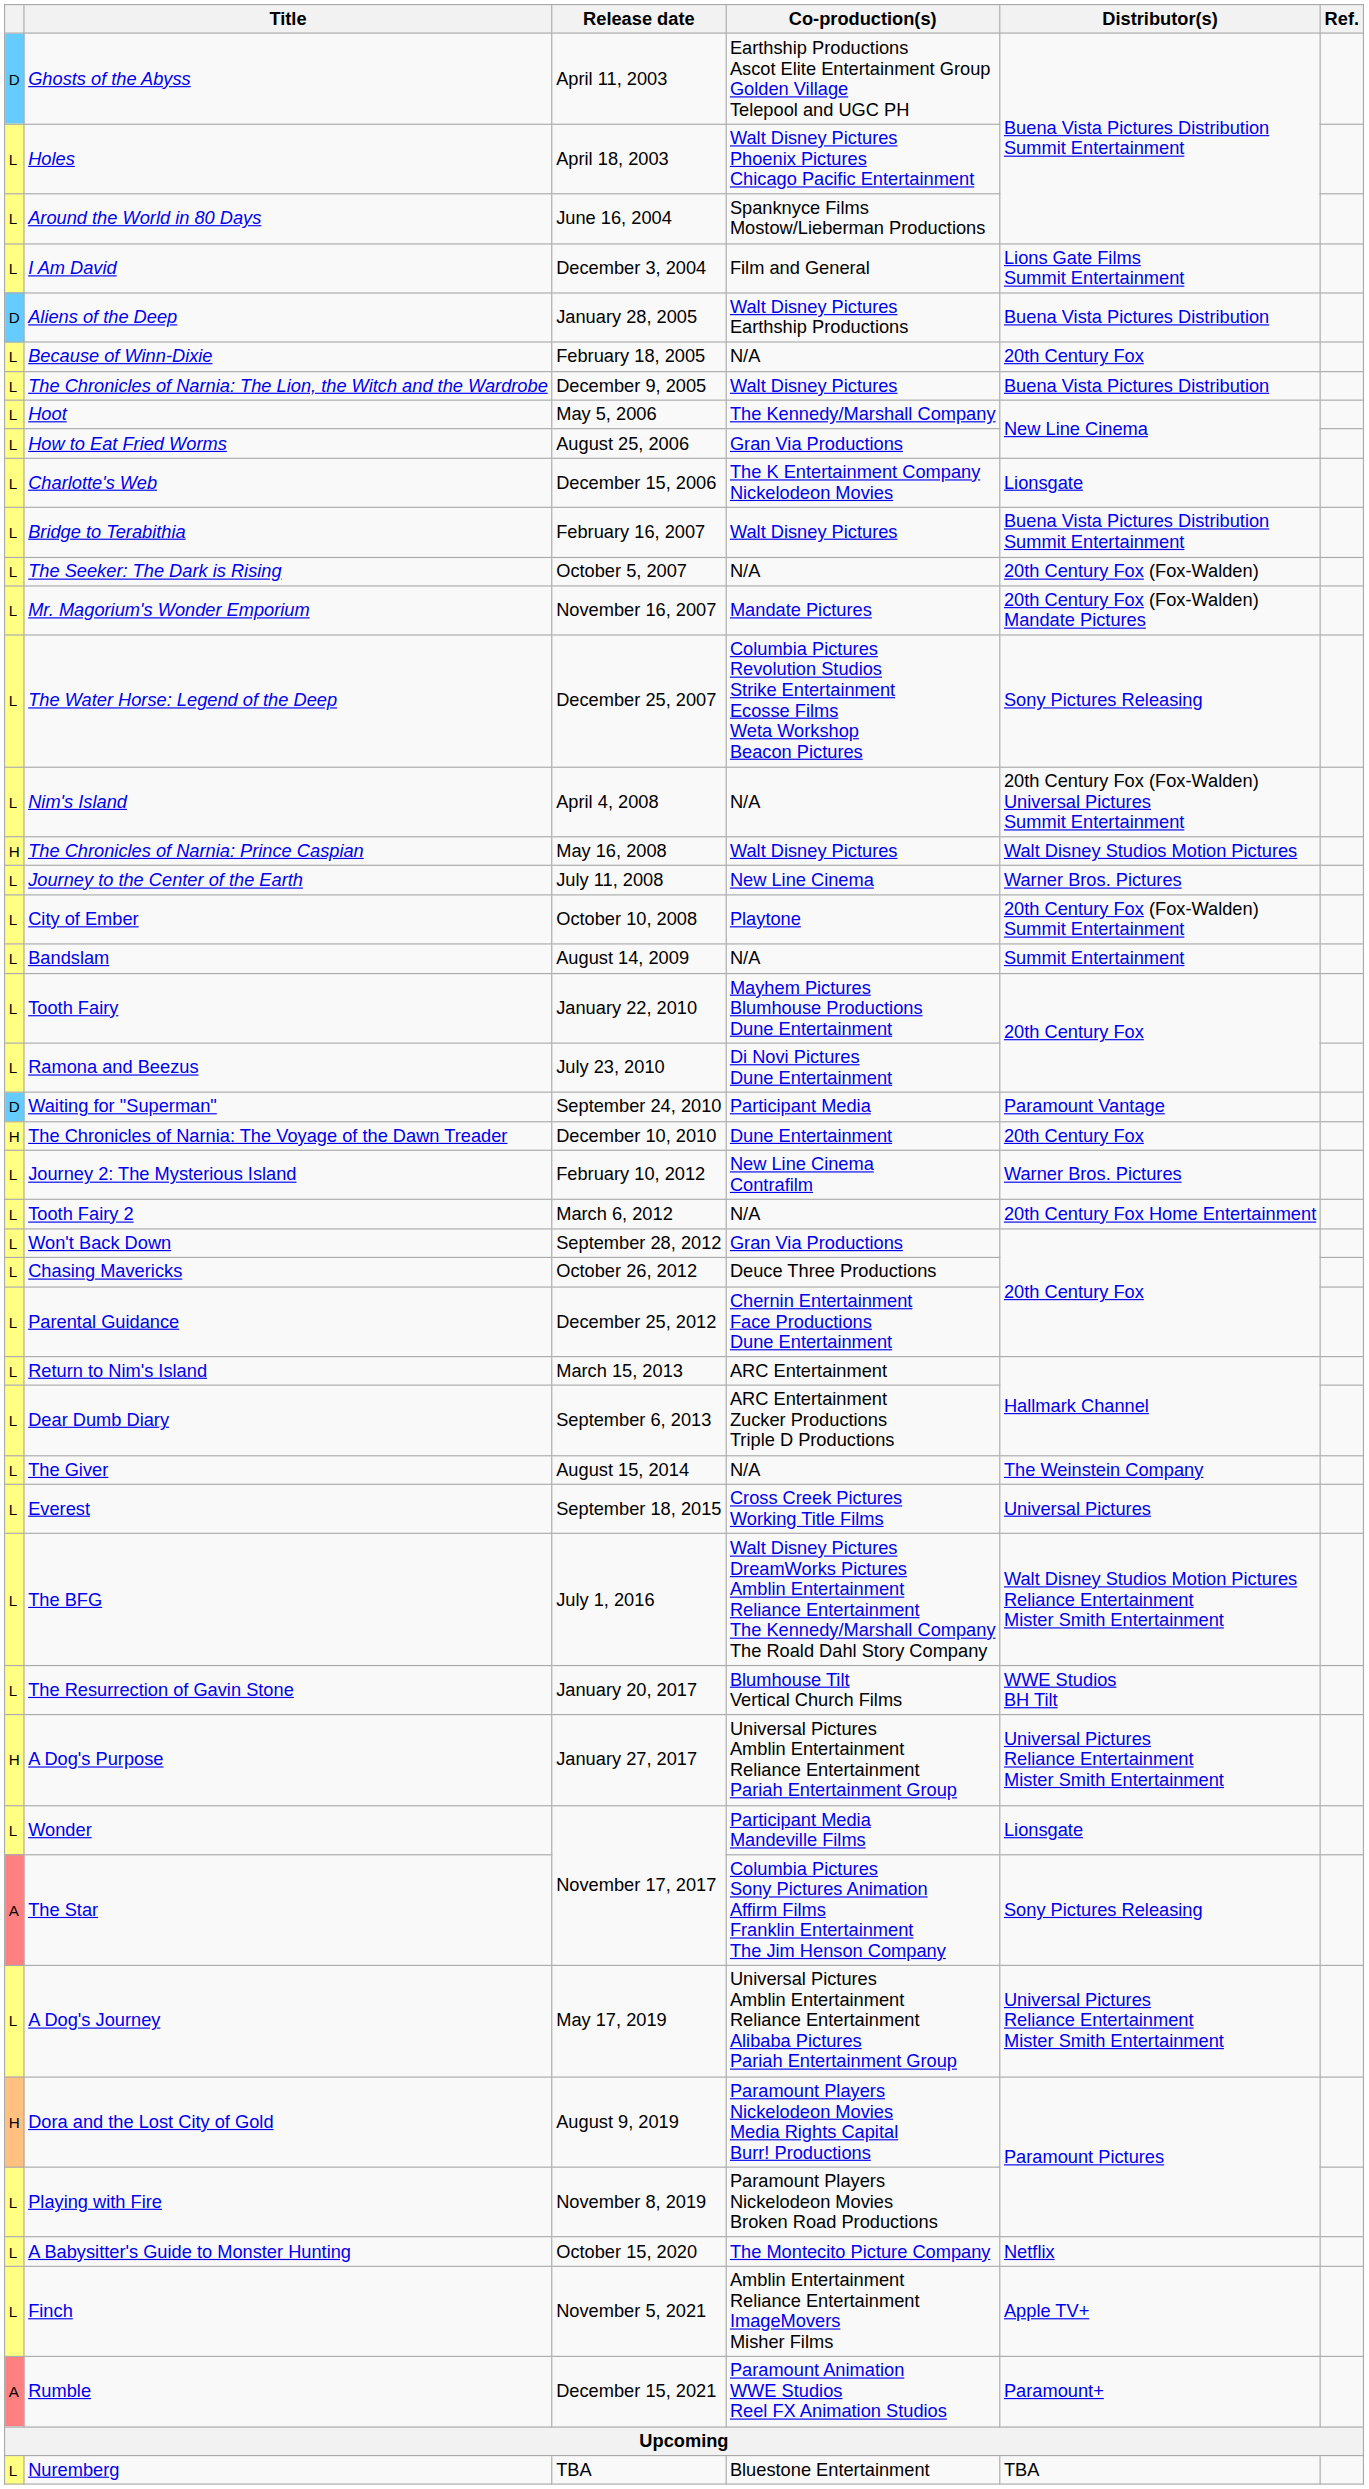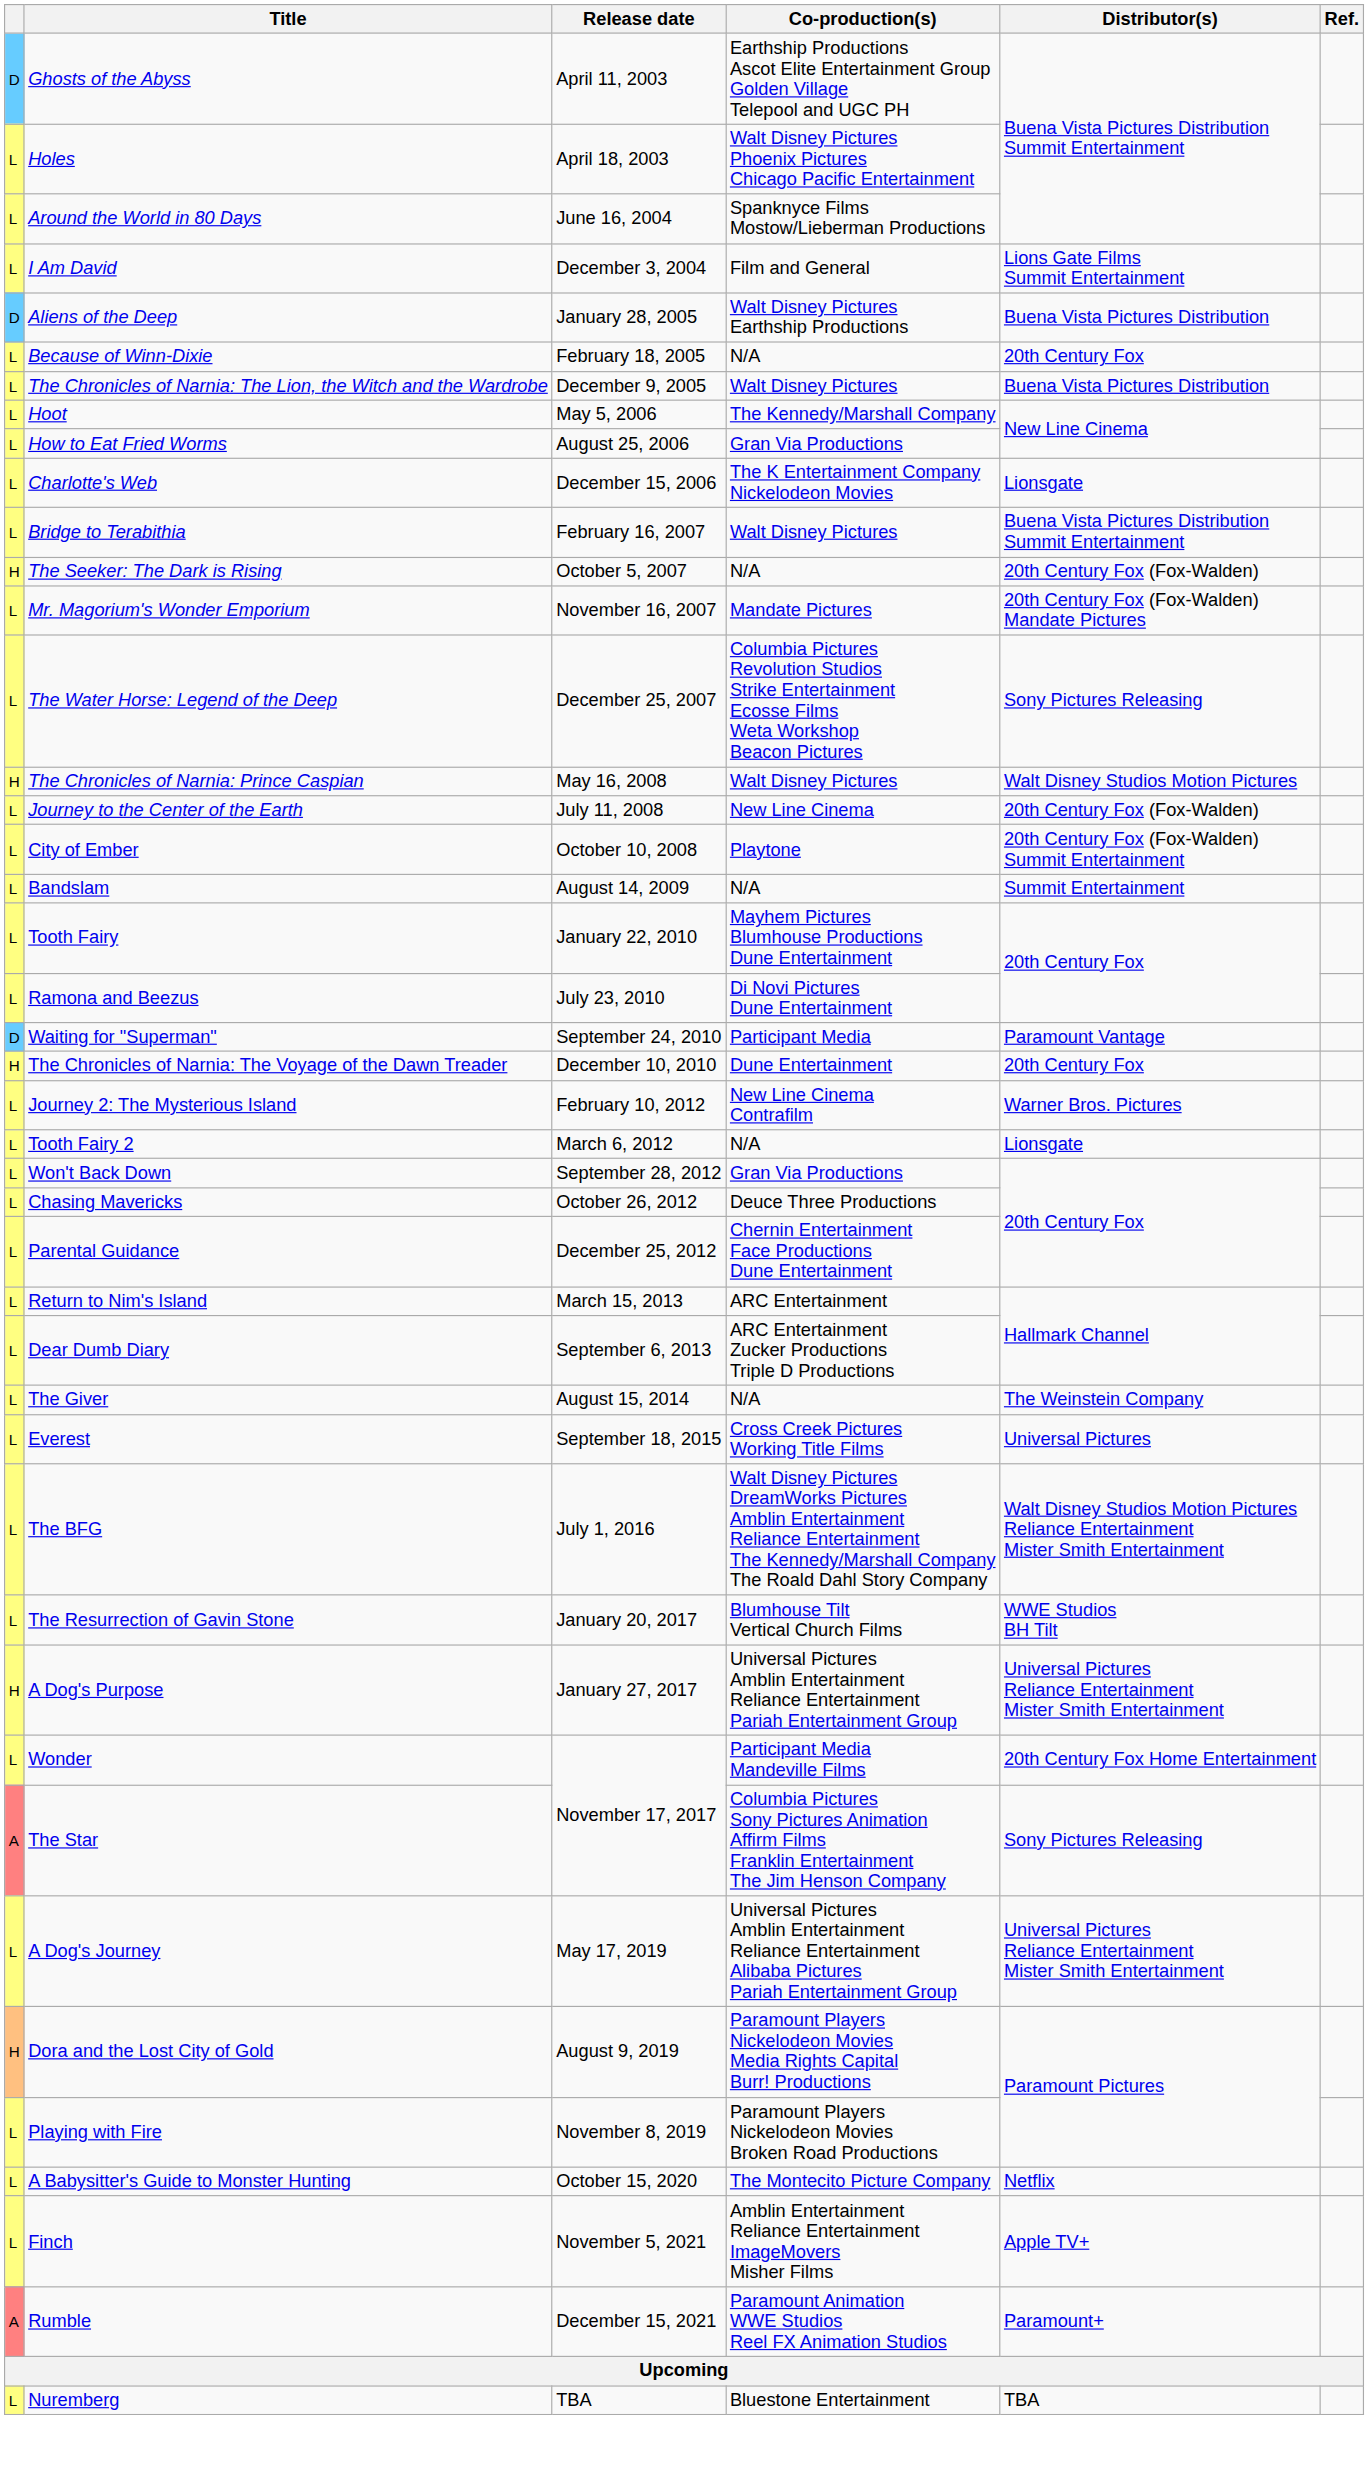(13, 572) L -> (14, 572) H
- row: (78, 801)
(1093, 880) Warner Bros. Pictures -> (1131, 810) 20th Century Fox (Fox-Walden)
(1160, 1214) 20th Century Fox Home Entertainment -> (1043, 1144) Lionsgate
(1043, 1829) Lionsgate -> (1160, 1759) 20th Century Fox Home Entertainment
